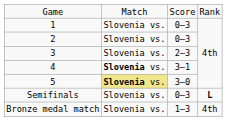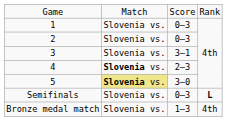(182, 53) 2–3 -> (182, 53) 3–1
(182, 67) 3–1 -> (182, 67) 2–3
